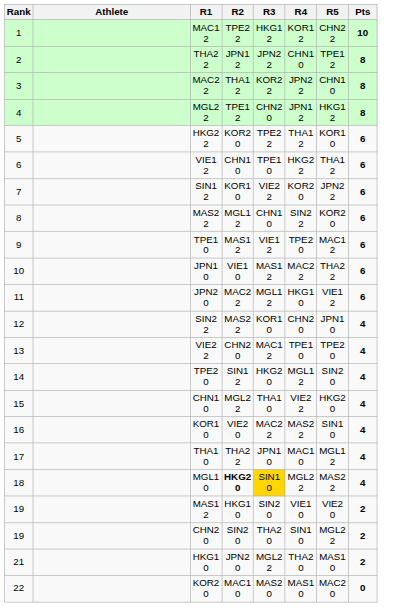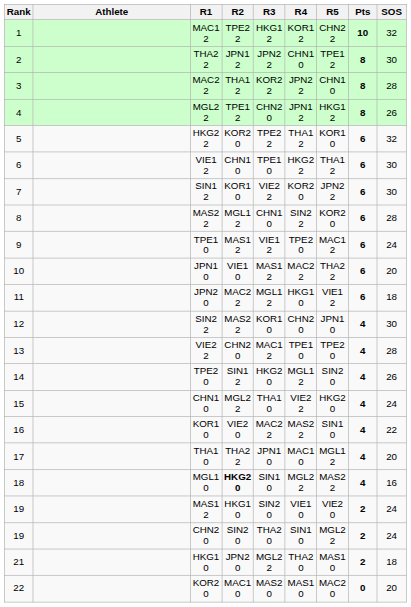+ column: (392, 12)
(269, 483) gold background -> (269, 483) no background
